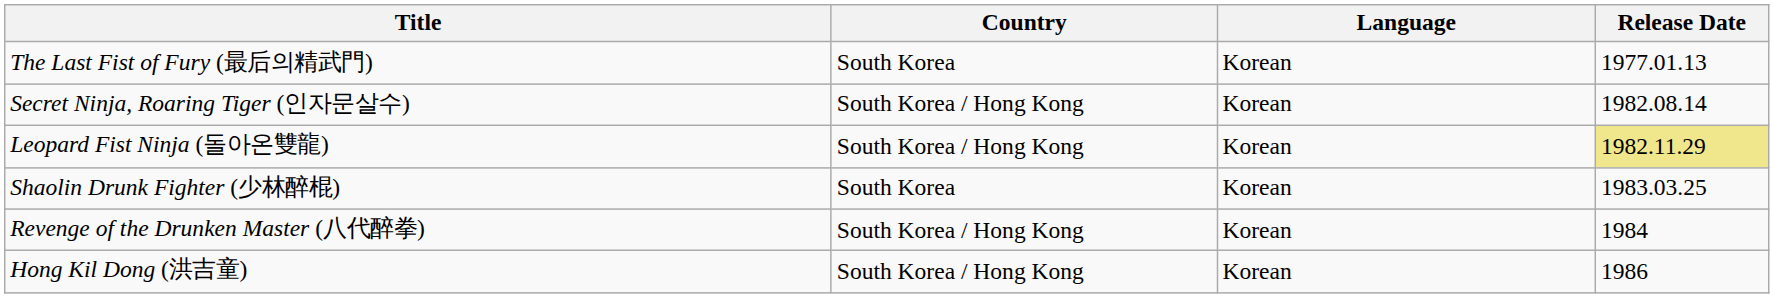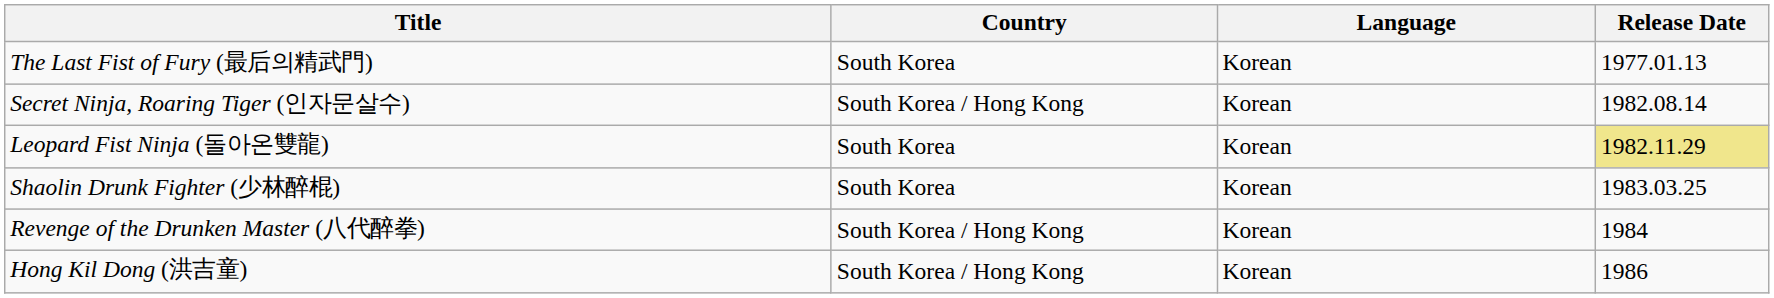(960, 146) South Korea / Hong Kong -> (896, 146) South Korea
